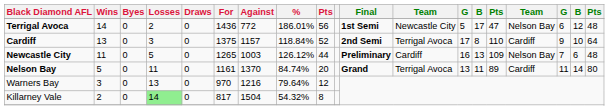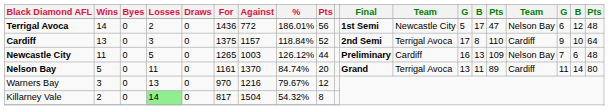(294, 83) 79.64% -> (294, 83) 79.67%
